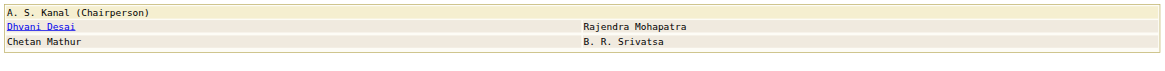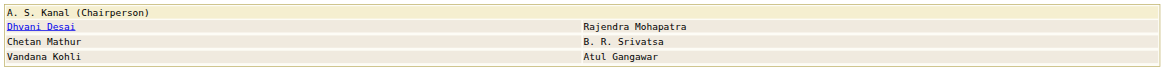+ row: (44, 57)
